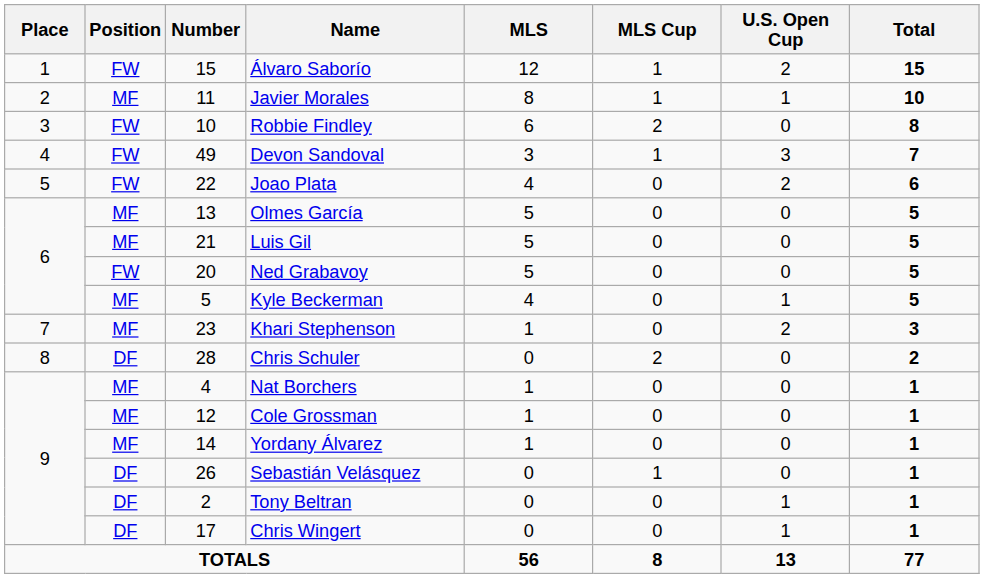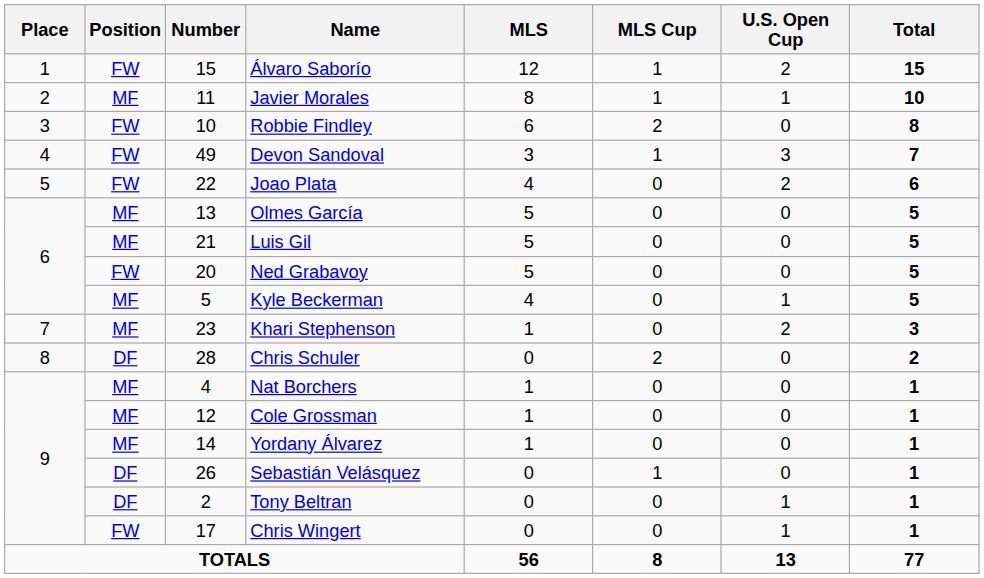(125, 530) DF -> (125, 530) FW
